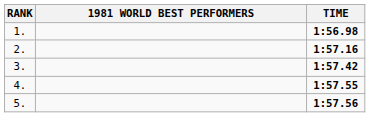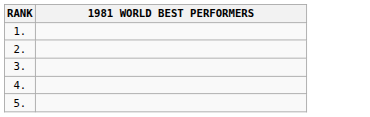- column: (336, 13)
